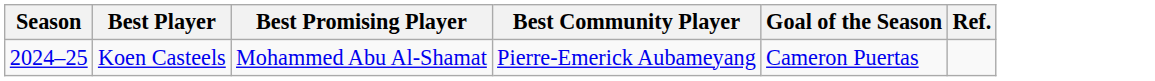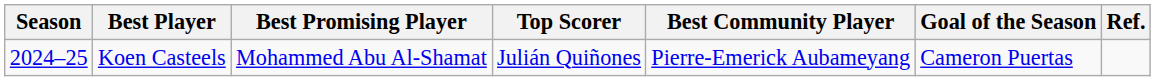+ column: (569, 22)
